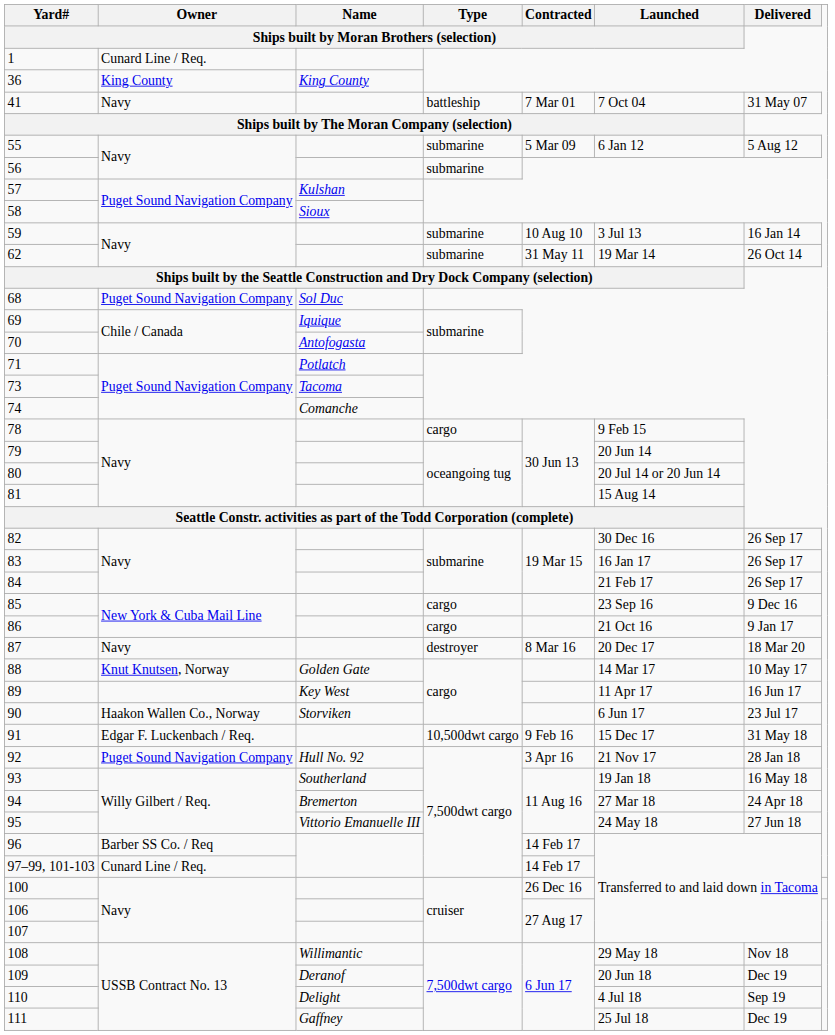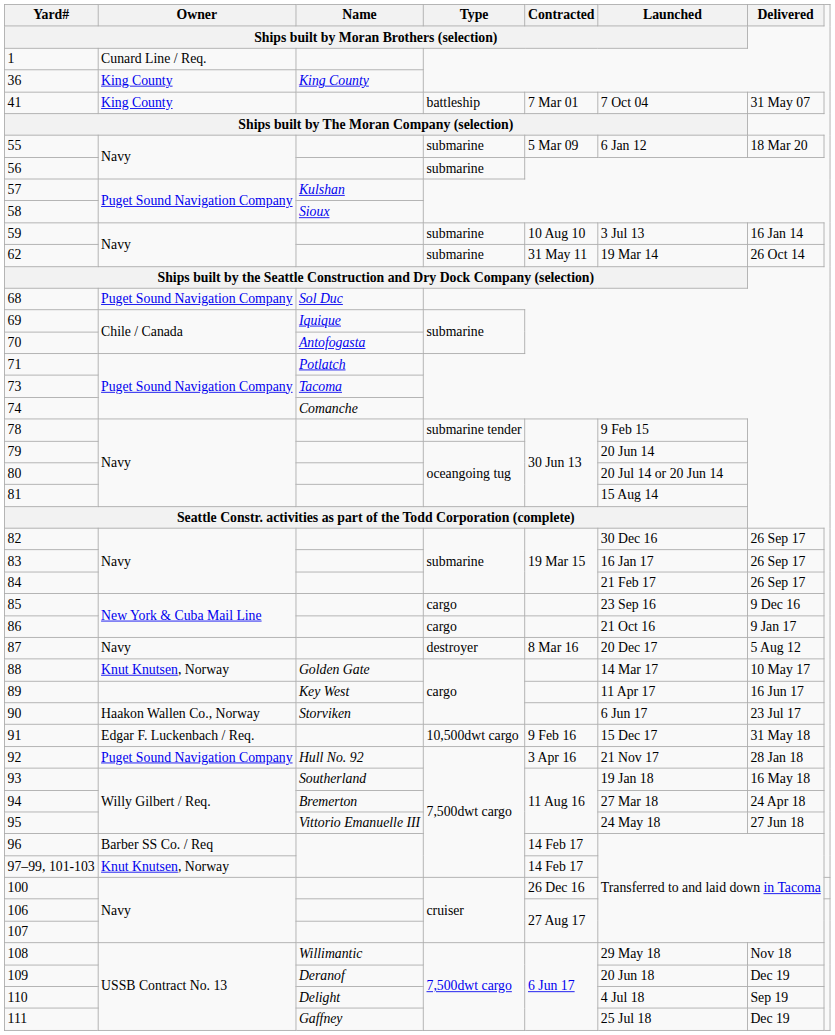(116, 102) Navy -> (137, 102) King County
(773, 146) 5 Aug 12 -> (779, 146) 18 Mar 20
(442, 430) cargo -> (474, 430) submarine tender
(776, 648) 18 Mar 20 -> (776, 648) 5 Aug 12
(154, 866) Cunard Line / Req. -> (165, 866) Knut Knutsen, Norway
